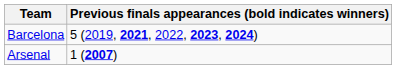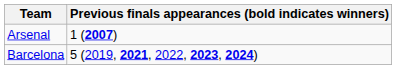rows swapped: (29, 54) <-> (36, 34)
